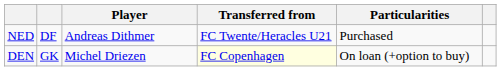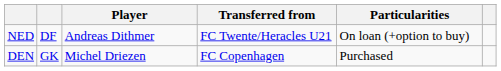(366, 35) Purchased -> (404, 35) On loan (+option to buy)
(242, 55) lightyellow background -> (242, 55) no background
(404, 55) On loan (+option to buy) -> (366, 55) Purchased
